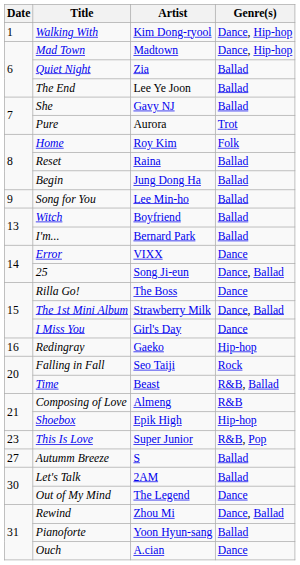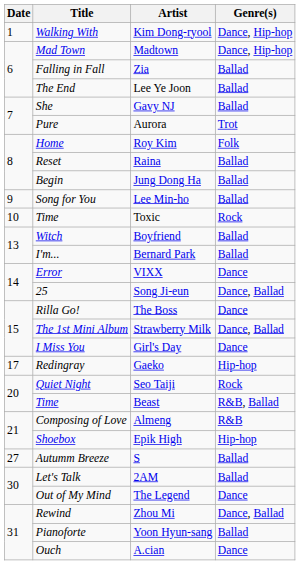(63, 69) Quiet Night -> (70, 69) Falling in Fall
+ row: (147, 217)
(13, 347) 16 -> (13, 365) 17
(70, 365) Falling in Fall -> (63, 384) Quiet Night
- row: (163, 439)
